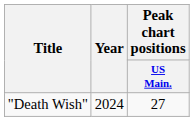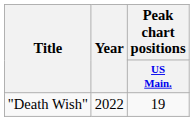(109, 104) 2024 -> (109, 104) 2022
(158, 104) 27 -> (158, 104) 19
